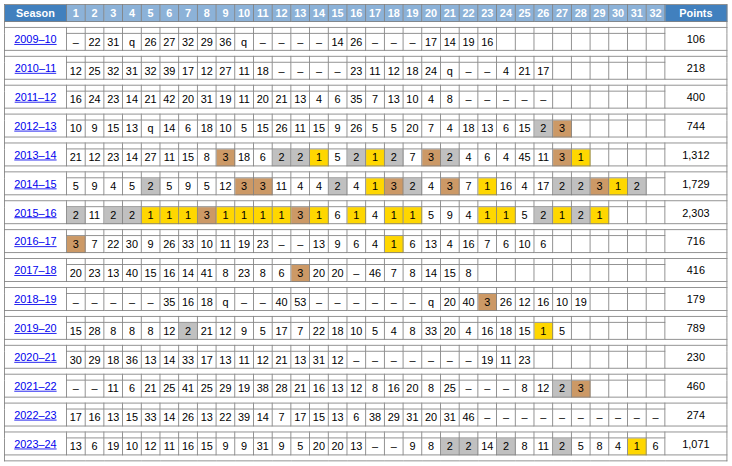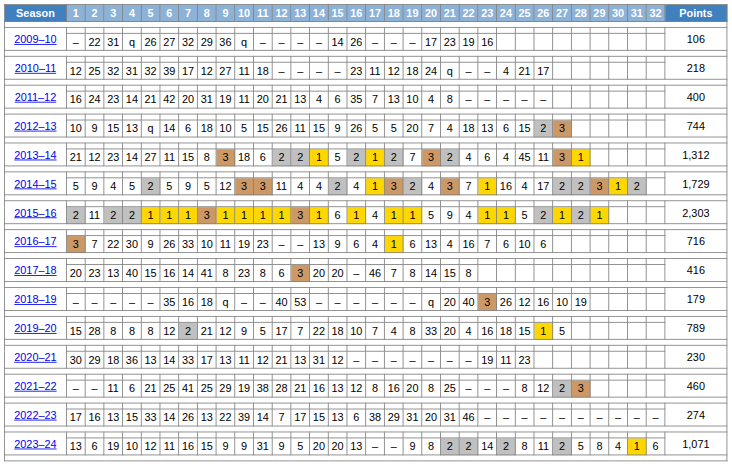(450, 42) 14 -> (450, 42) 23
(375, 331) 5 -> (375, 331) 7
